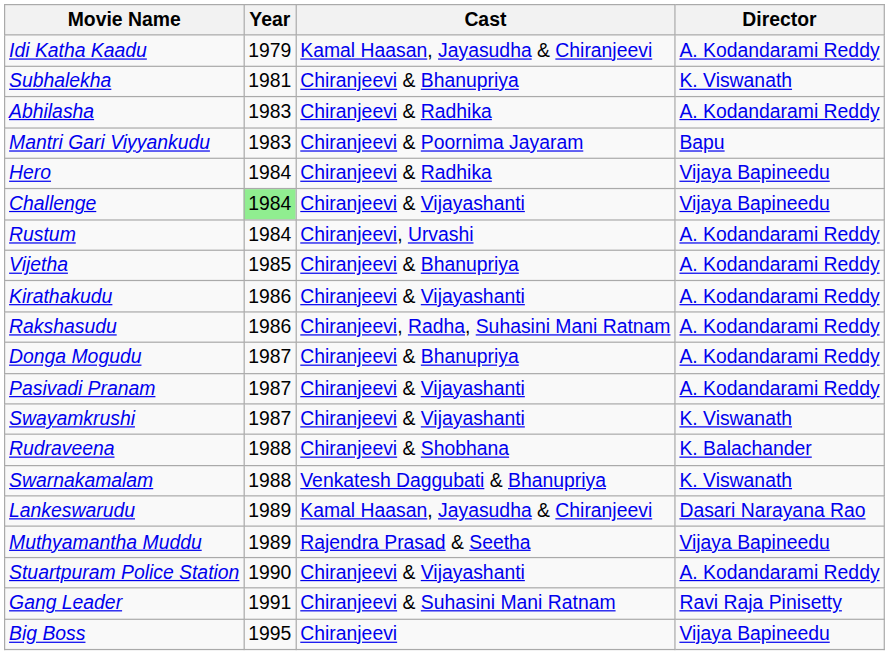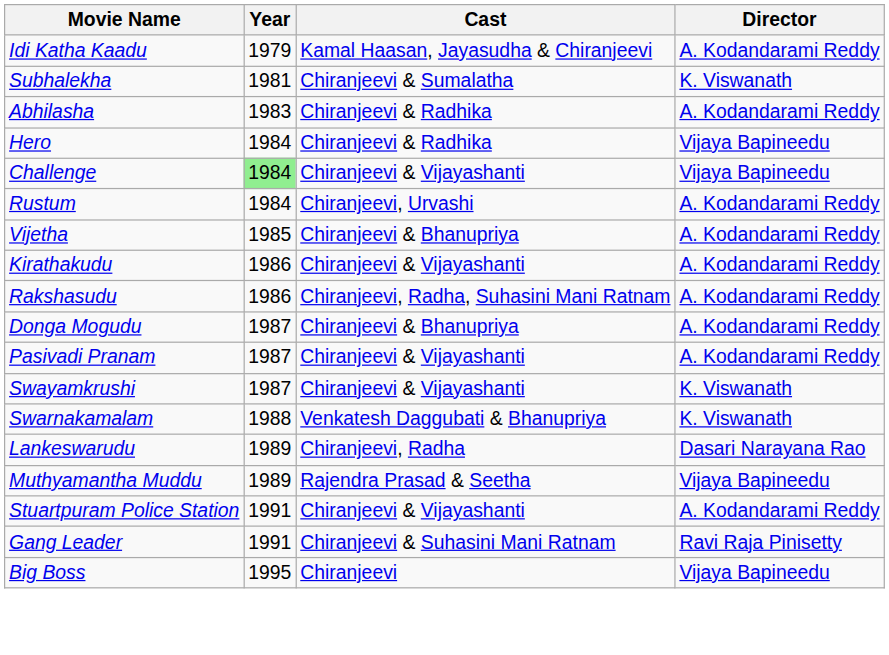(410, 81) Chiranjeevi & Bhanupriya -> (407, 81) Chiranjeevi & Sumalatha
- row: (109, 142)
- row: (62, 449)
(476, 511) Kamal Haasan, Jayasudha & Chiranjeevi -> (383, 449) Chiranjeevi, Radha
(270, 572) 1990 -> (270, 511) 1991
